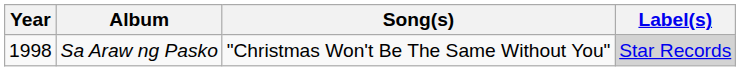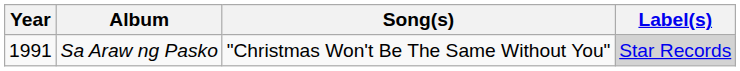(30, 50) 1998 -> (30, 50) 1991
